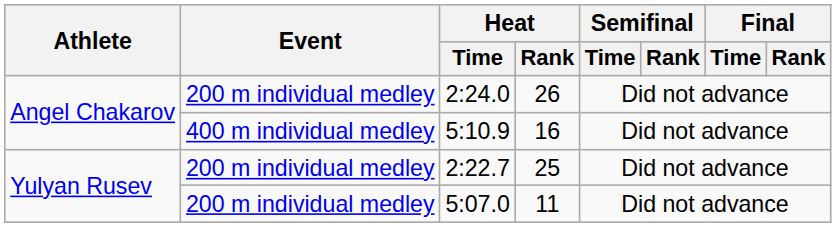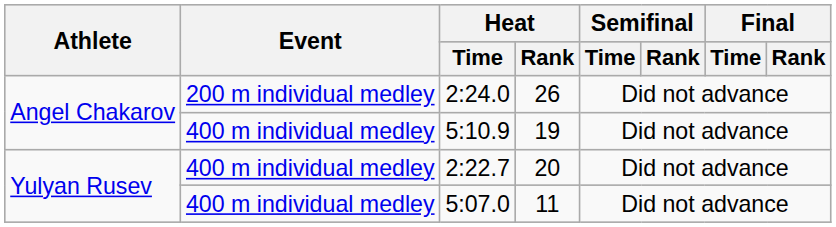(547, 131) 16 -> (547, 131) 19
(310, 168) 200 m individual medley -> (310, 168) 400 m individual medley
(547, 168) 25 -> (547, 168) 20
(310, 205) 200 m individual medley -> (310, 205) 400 m individual medley
